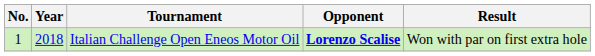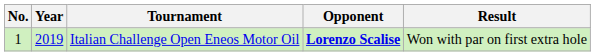(49, 39) 2018 -> (49, 39) 2019
